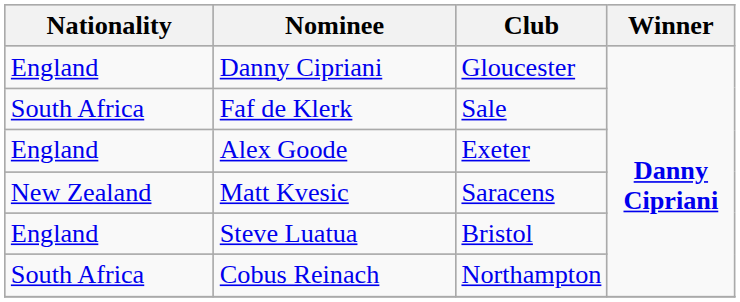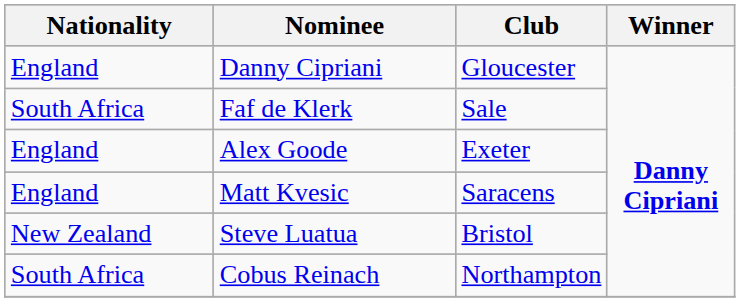(81, 191) New Zealand -> (55, 191) England
(55, 233) England -> (81, 233) New Zealand
